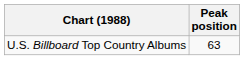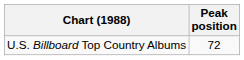(214, 45) 63 -> (214, 45) 72
